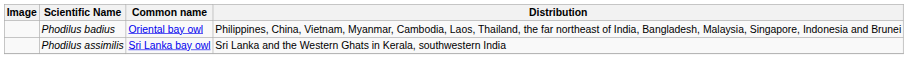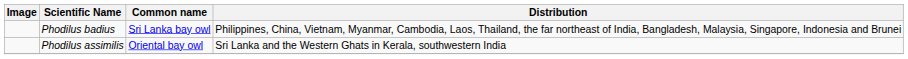(166, 29) Oriental bay owl -> (169, 29) Sri Lanka bay owl
(169, 45) Sri Lanka bay owl -> (166, 45) Oriental bay owl
